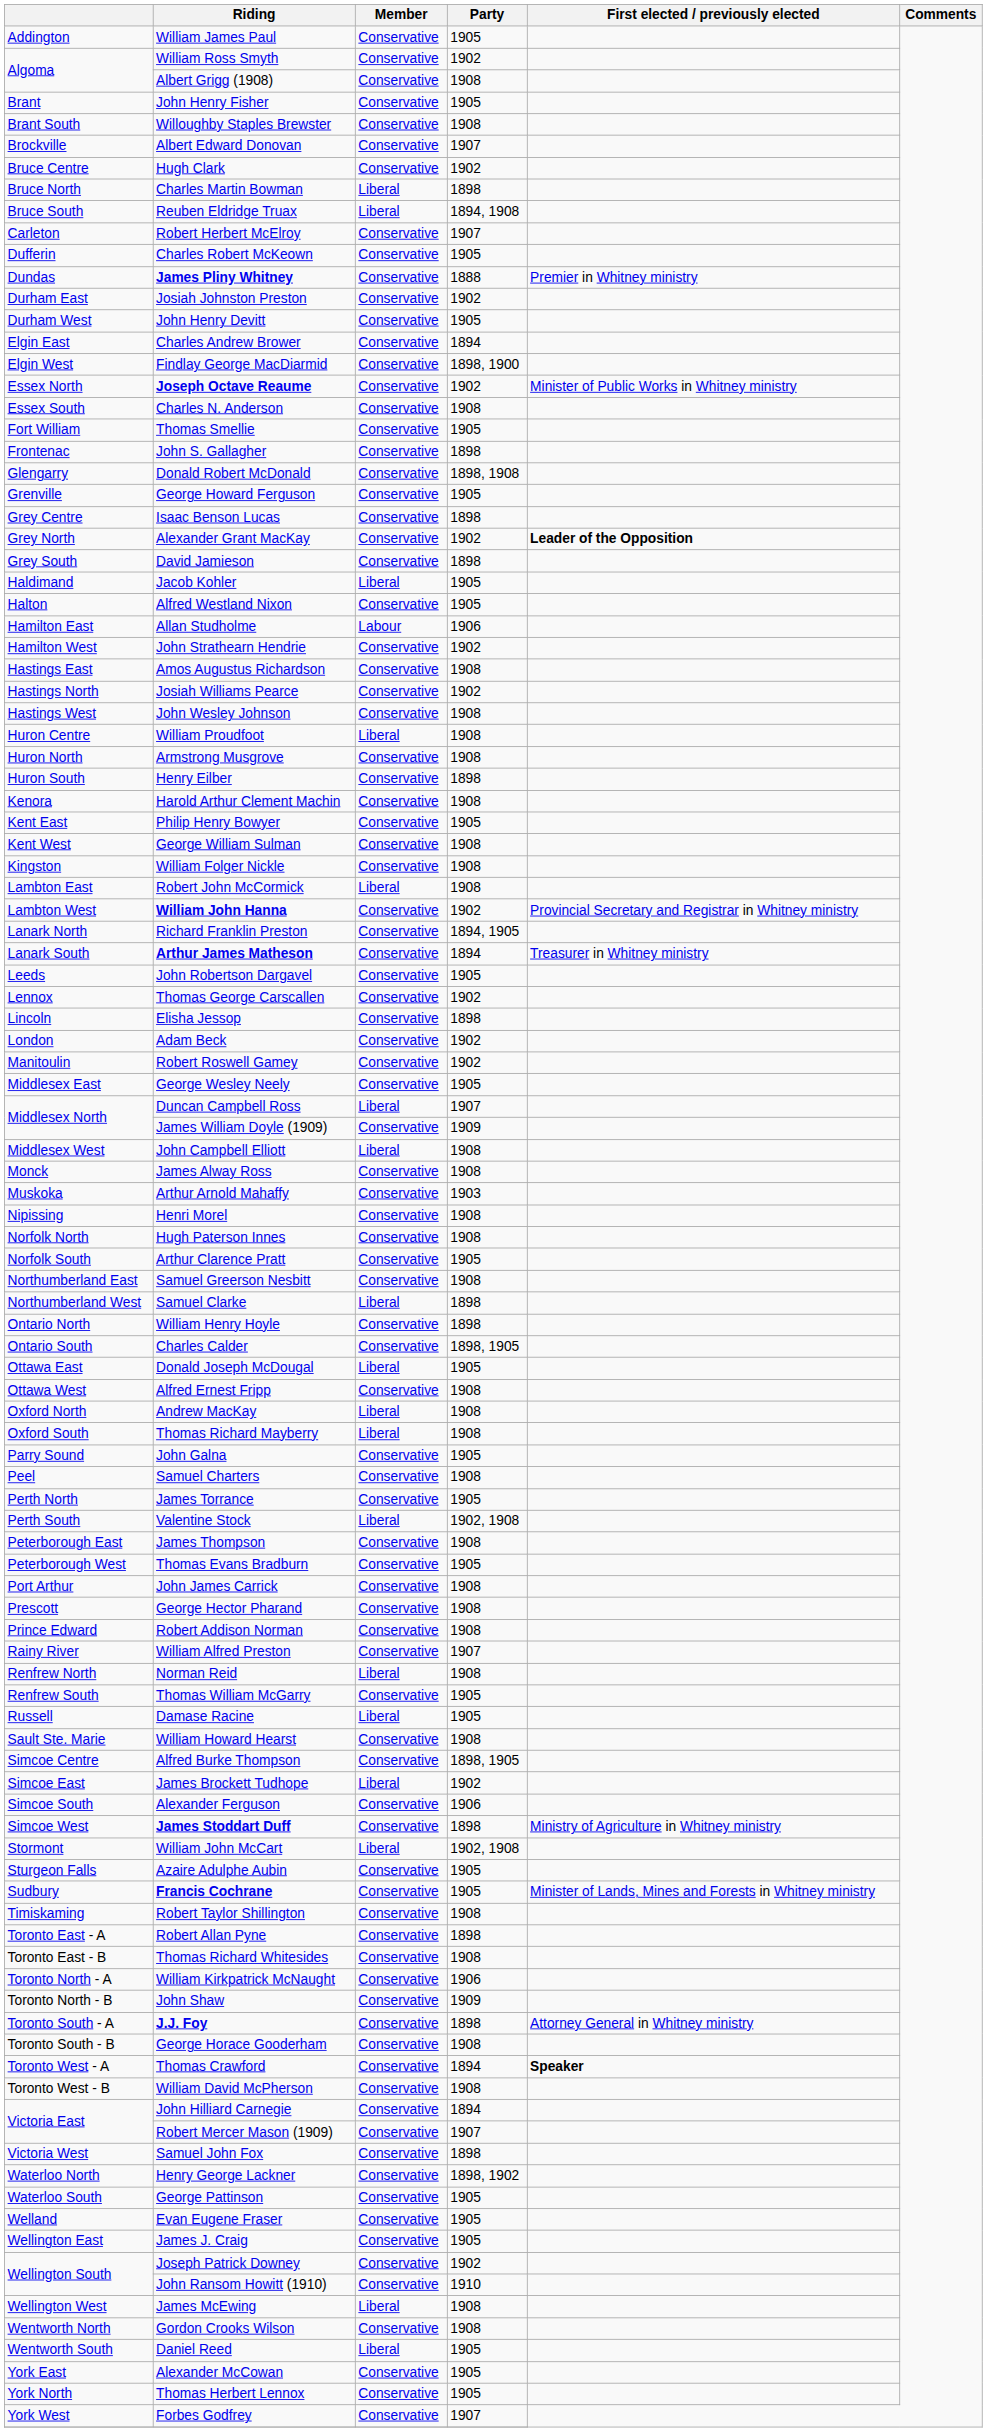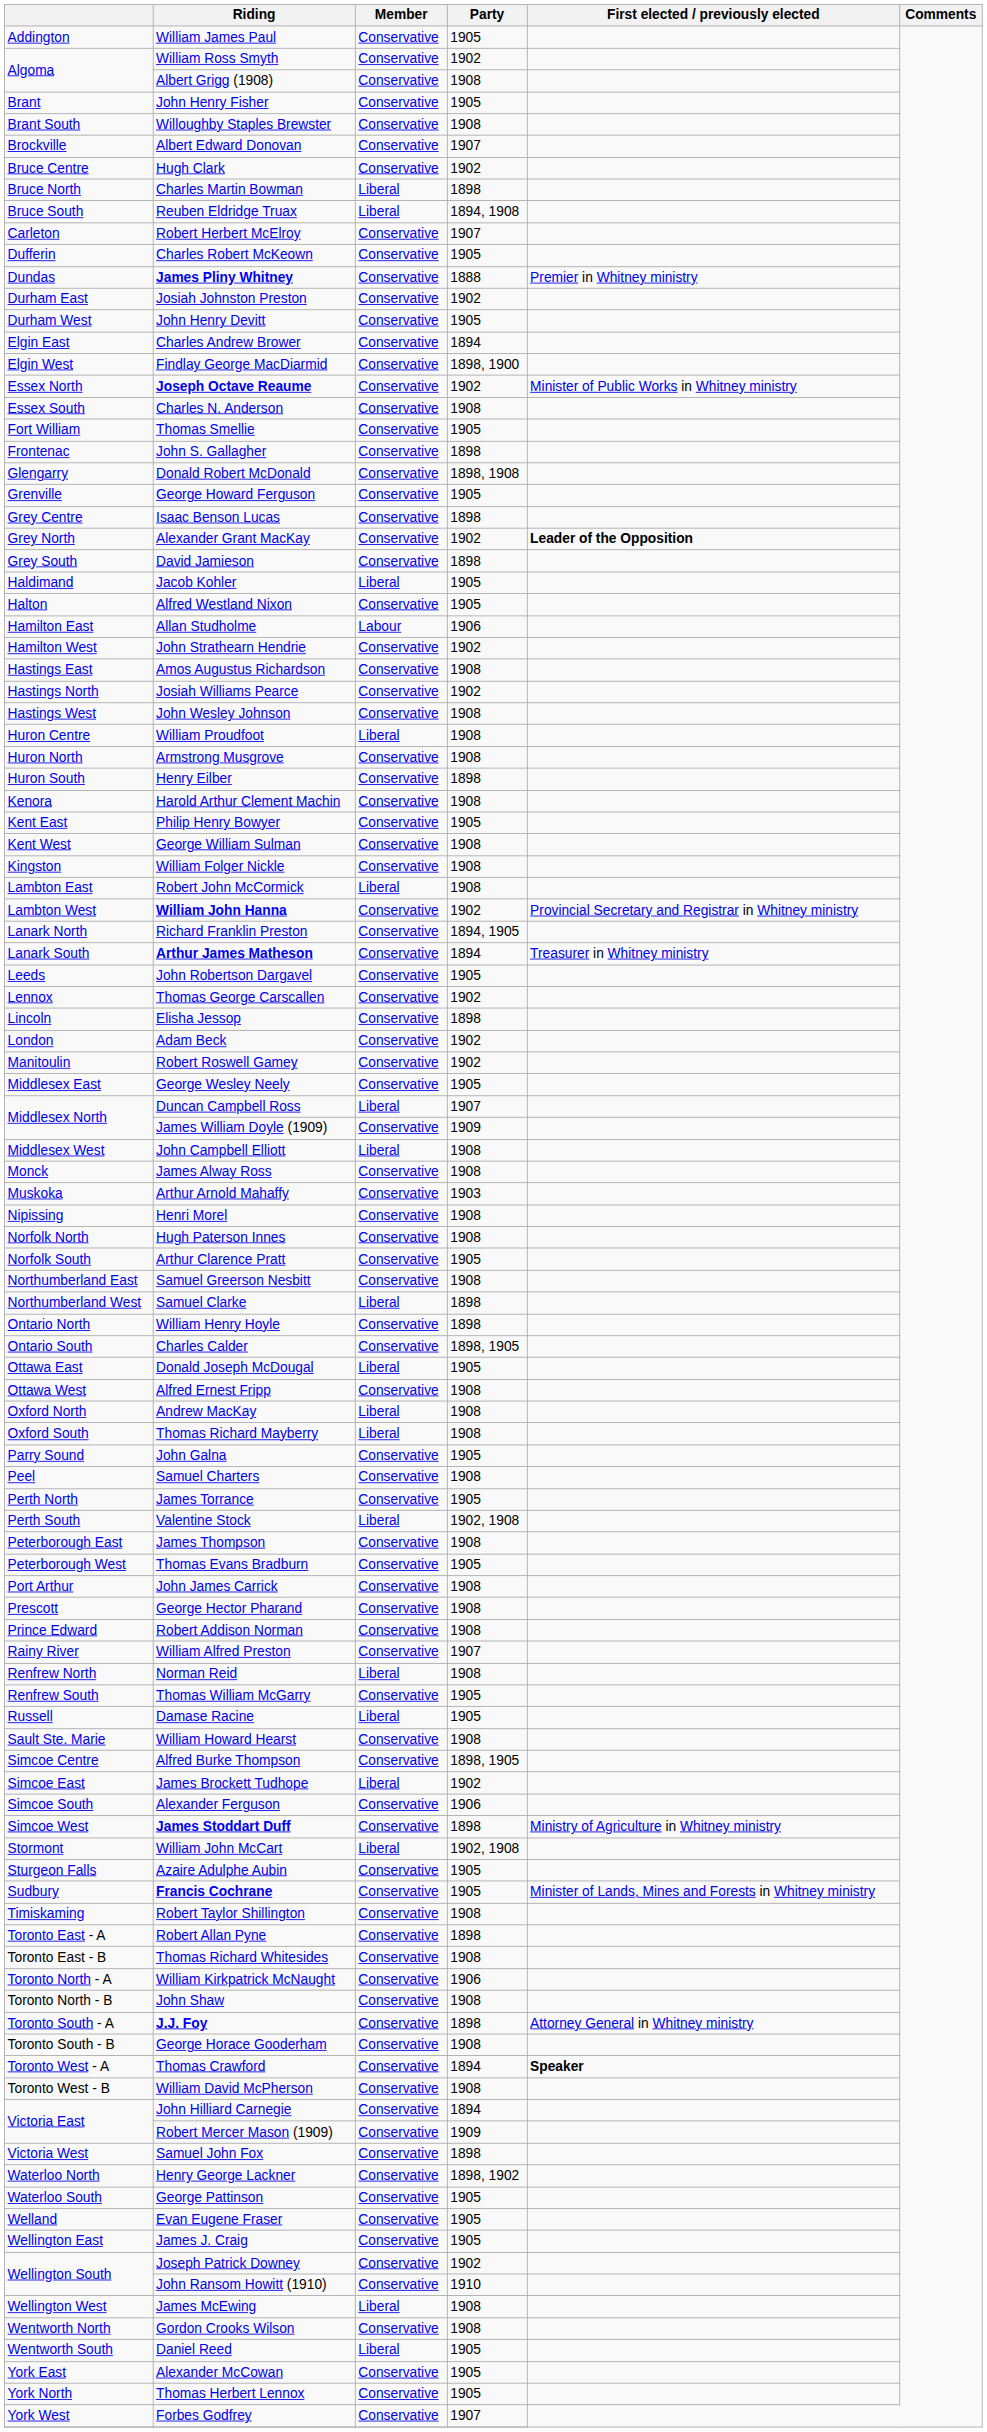(466, 2001) 1909 -> (466, 2001) 1908
(466, 2132) 1907 -> (466, 2132) 1909
